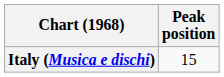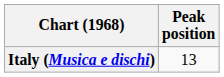(189, 59) 15 -> (189, 59) 13
